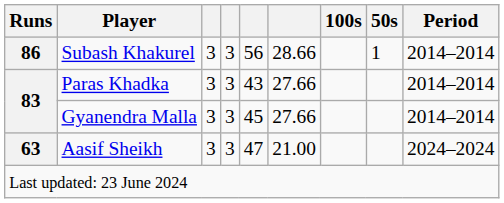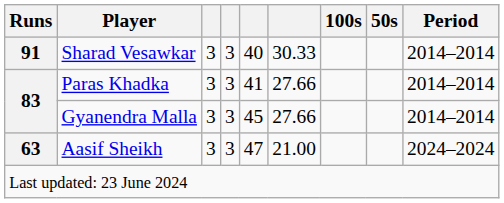+ row: (129, 52)
- row: (128, 52)
(253, 85) 43 -> (253, 85) 41
